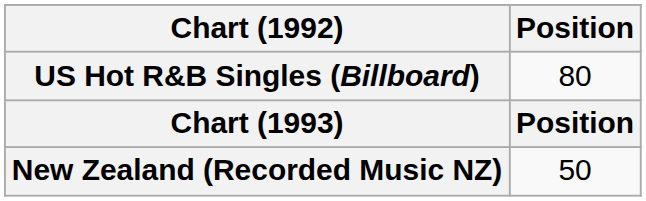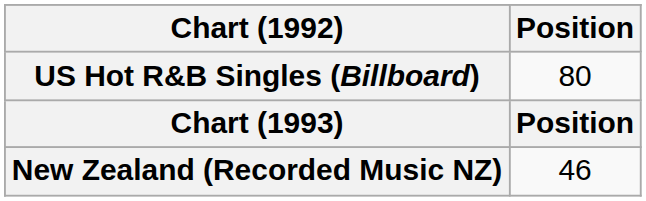(575, 170) 50 -> (575, 170) 46
